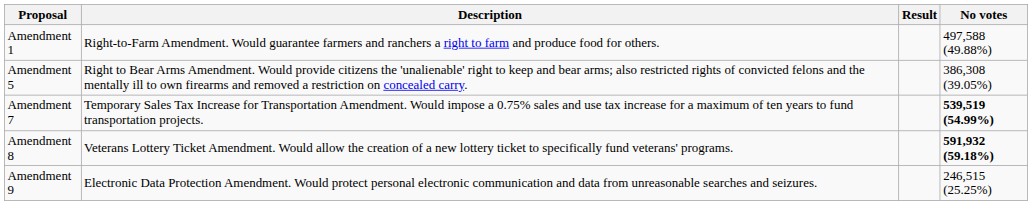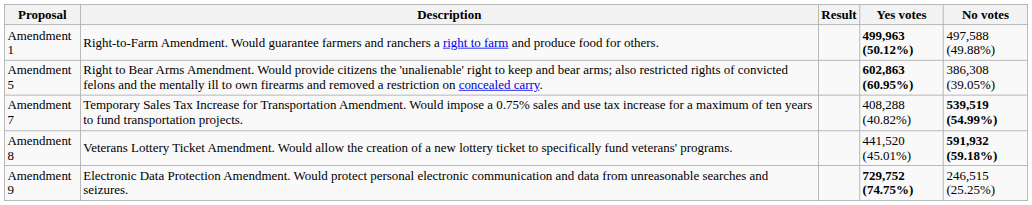+ column: (902, 14)
